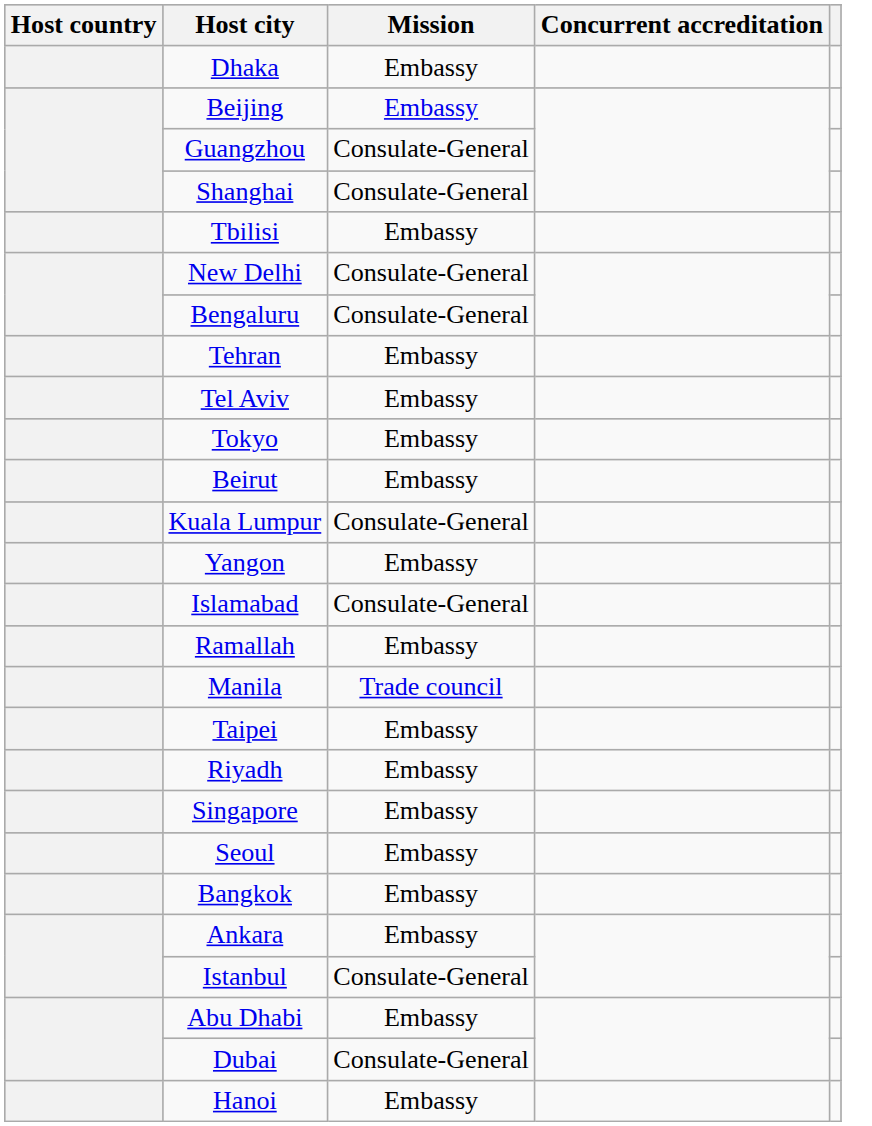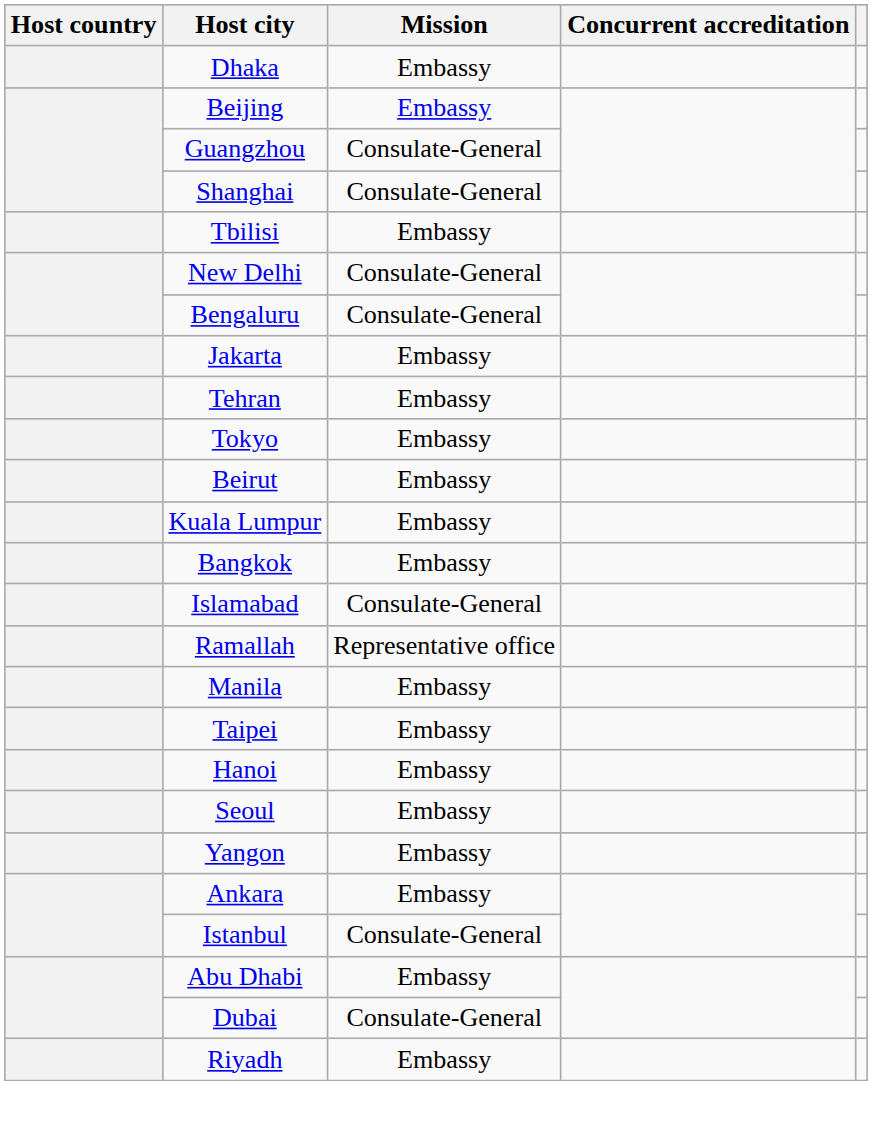+ row: (245, 356)
- row: (245, 397)
(431, 521) Consulate-General -> (444, 521) Embassy
rows swapped: (245, 562) <-> (245, 893)
(431, 645) Embassy -> (444, 645) Representative office
(431, 686) Trade council -> (444, 686) Embassy
rows swapped: (245, 769) <-> (245, 1100)
- row: (245, 811)
